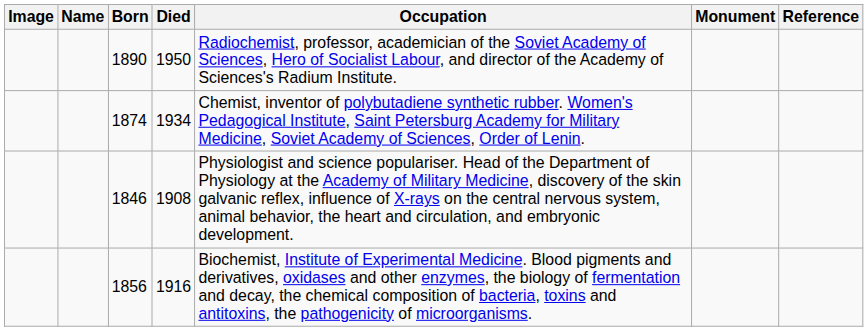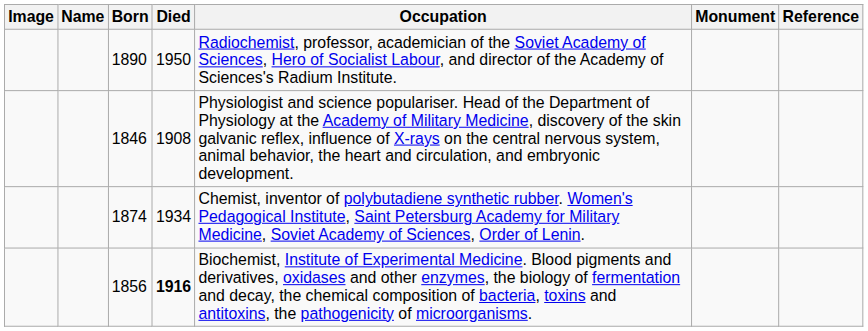rows swapped: (129, 120) <-> (129, 199)
(174, 286) normal -> (174, 286) bold
